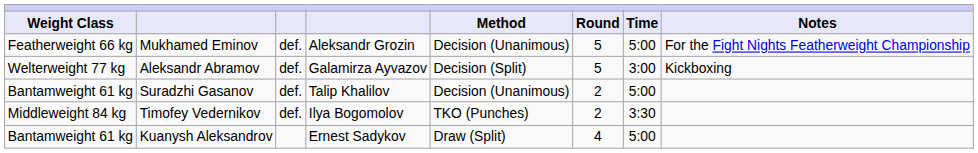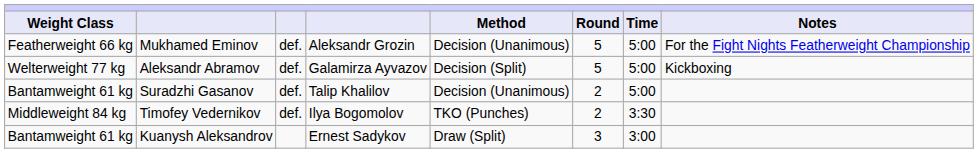(642, 68) 3:00 -> (642, 68) 5:00
(598, 136) 4 -> (598, 136) 3
(642, 136) 5:00 -> (642, 136) 3:00
